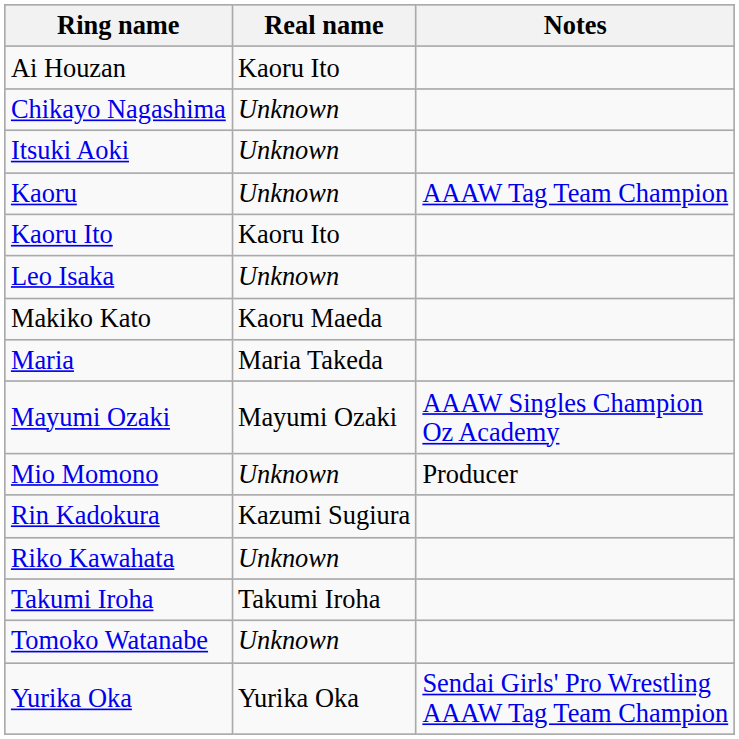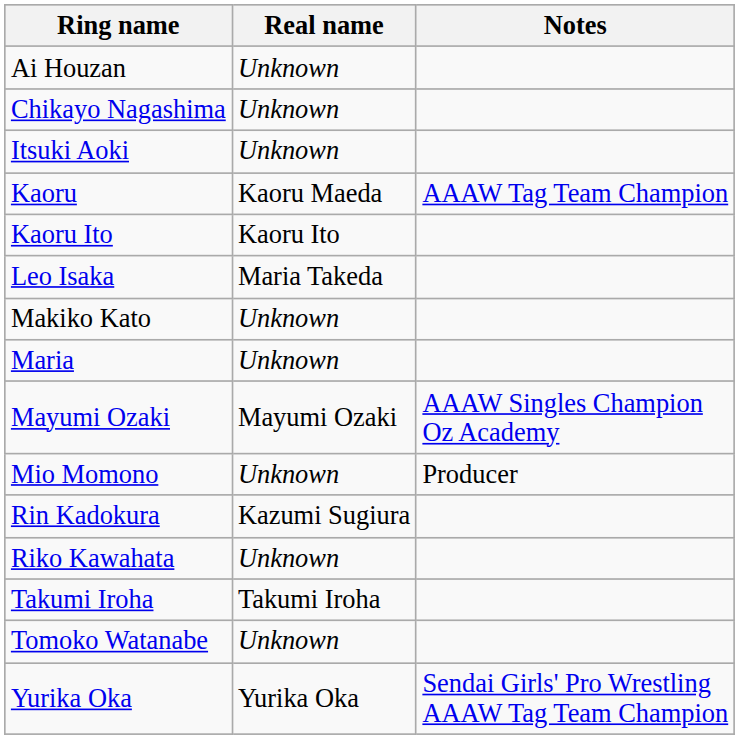(289, 67) Kaoru Ito -> (289, 67) Unknown
(289, 192) Unknown -> (310, 192) Kaoru Maeda
(289, 276) Unknown -> (310, 276) Maria Takeda
(310, 318) Kaoru Maeda -> (289, 318) Unknown
(310, 360) Maria Takeda -> (289, 360) Unknown
